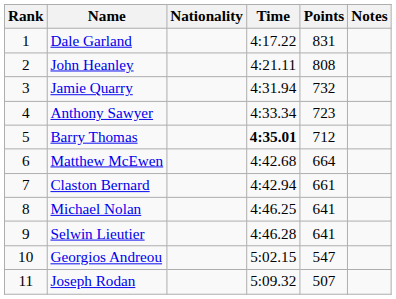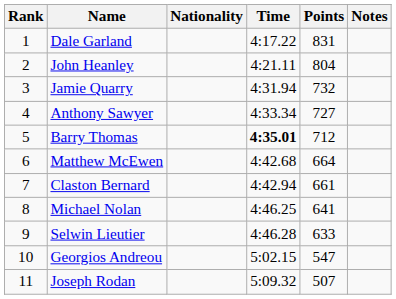(324, 64) 808 -> (324, 64) 804
(324, 112) 723 -> (324, 112) 727
(324, 233) 641 -> (324, 233) 633
